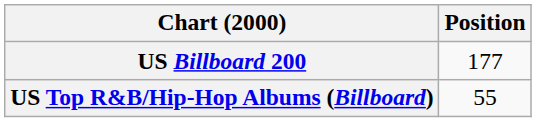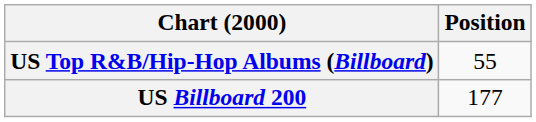rows swapped: (222, 60) <-> (222, 97)
